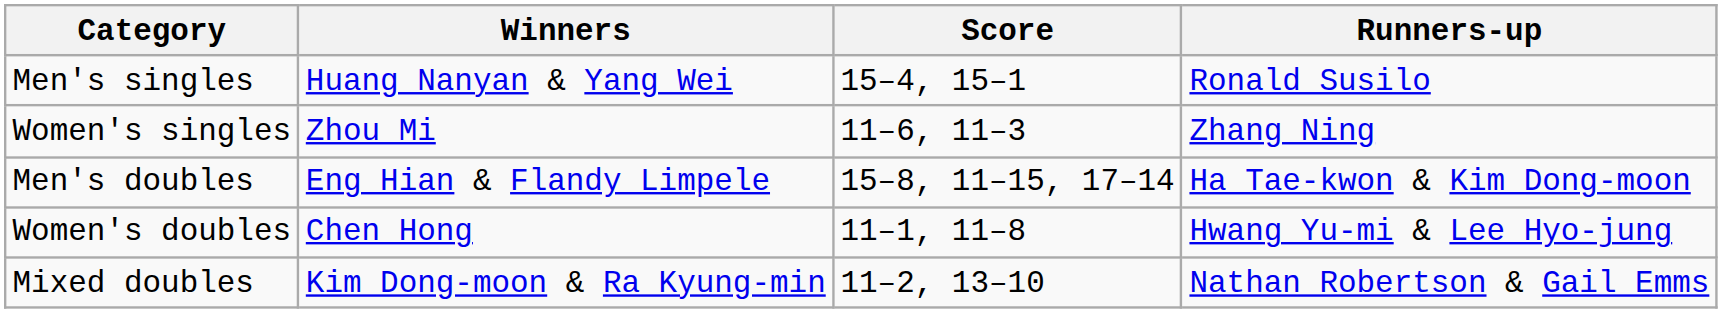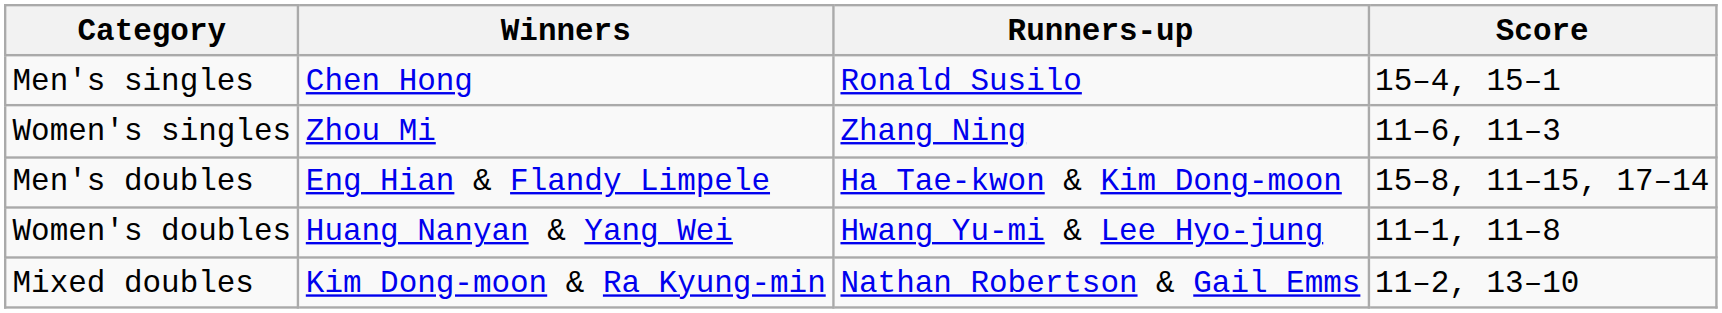columns swapped: (1449, 30) <-> (1008, 30)
(519, 81) Huang Nanyan & Yang Wei -> (389, 81) Chen Hong
(389, 232) Chen Hong -> (519, 232) Huang Nanyan & Yang Wei
